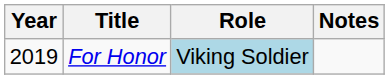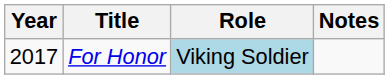(34, 56) 2019 -> (34, 56) 2017
